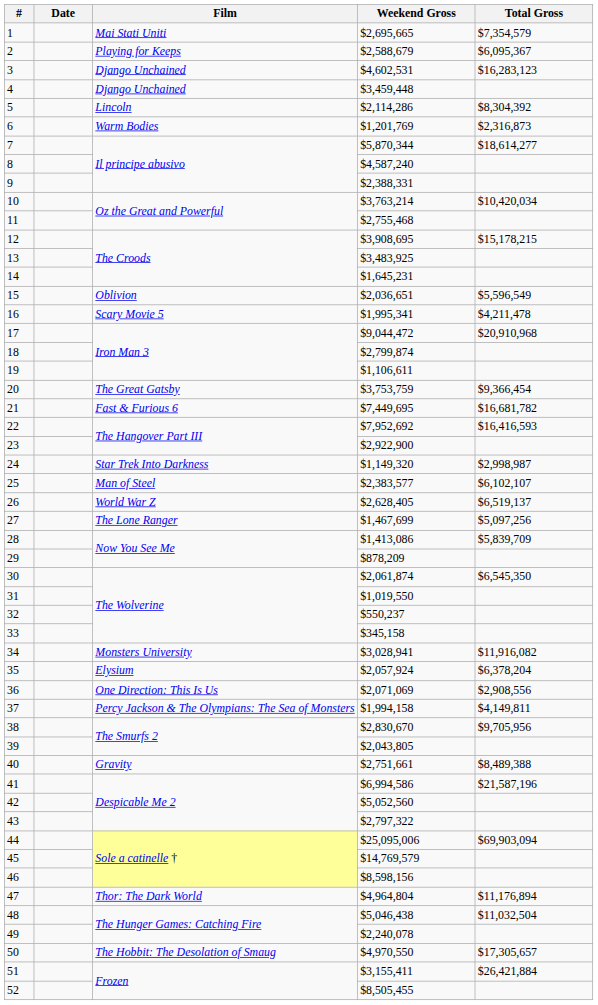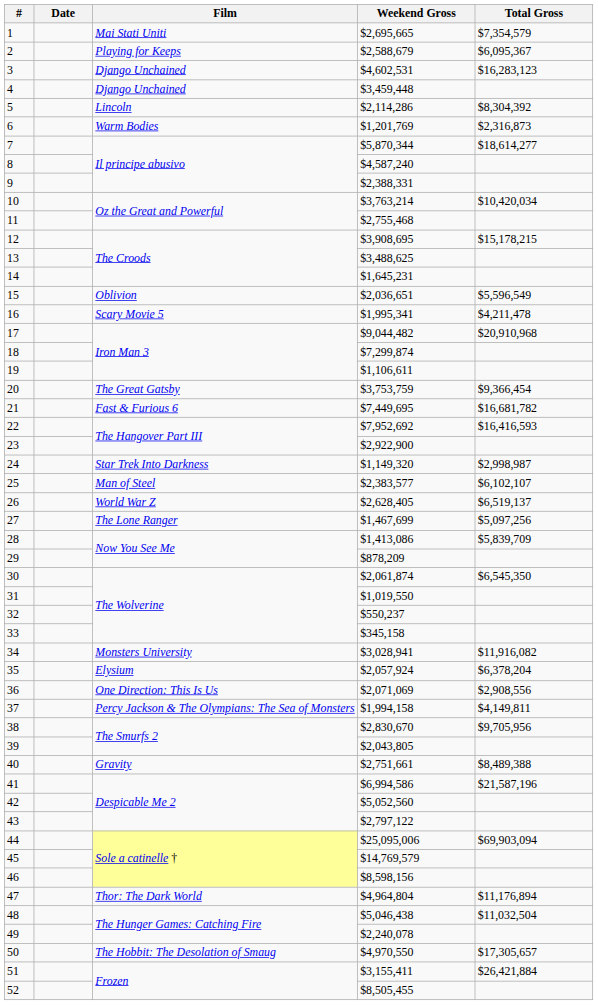(387, 257) $3,483,925 -> (387, 257) $3,488,625
(387, 333) $9,044,472 -> (387, 333) $9,044,482
(387, 351) $2,799,874 -> (387, 351) $7,299,874
(387, 821) $2,797,322 -> (387, 821) $2,797,122
